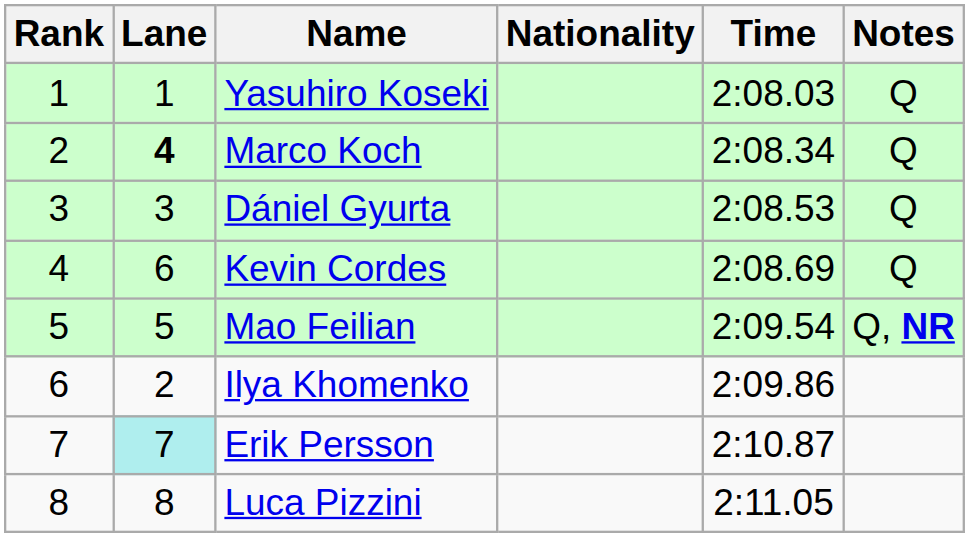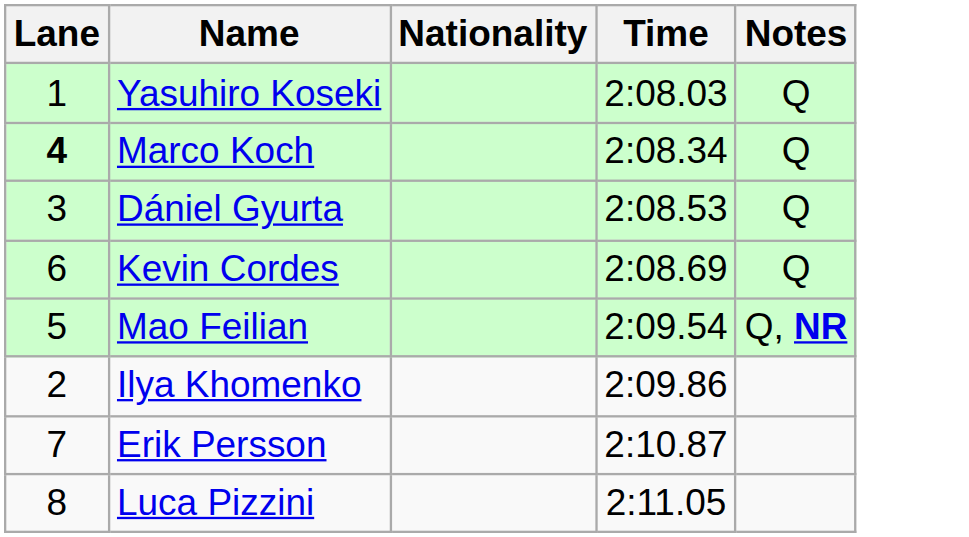- column: (59, 33)
(164, 444) paleturquoise background -> (57, 444) no background
